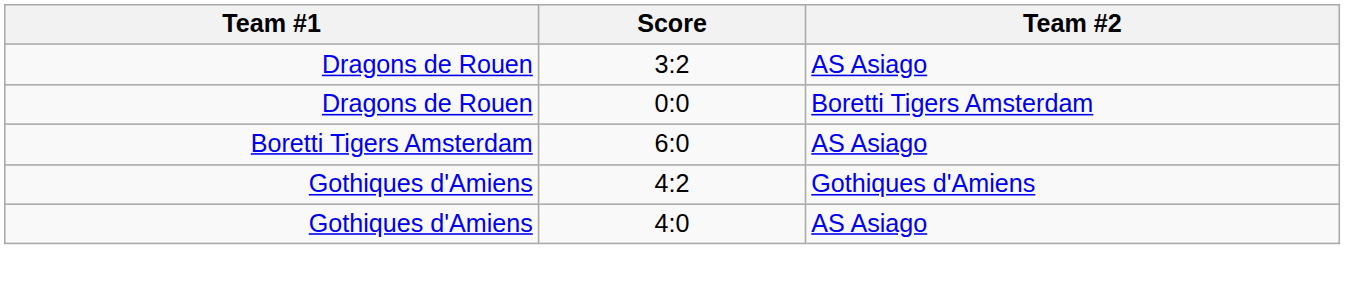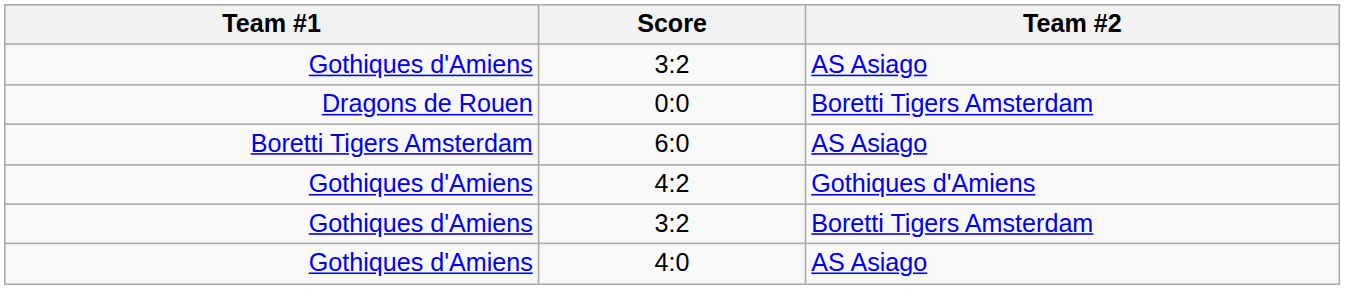(427, 64) Dragons de Rouen -> (421, 64) Gothiques d'Amiens
+ row: (672, 223)
